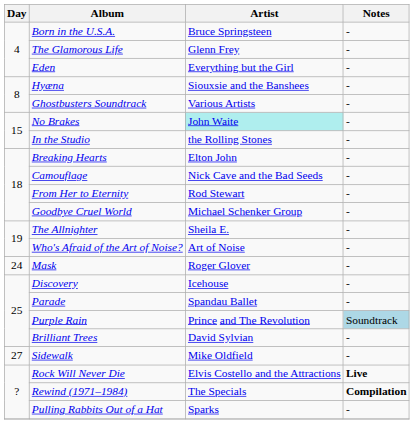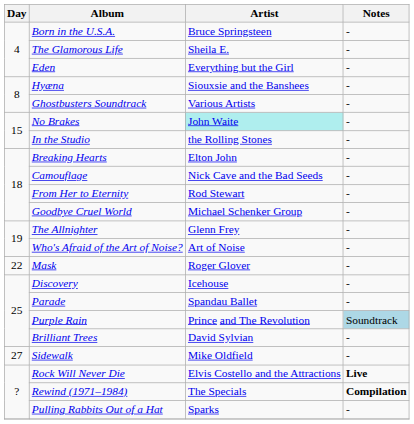(214, 49) Glenn Frey -> (208, 49) Sheila E.
(208, 229) Sheila E. -> (214, 229) Glenn Frey
(17, 265) 24 -> (17, 265) 22
